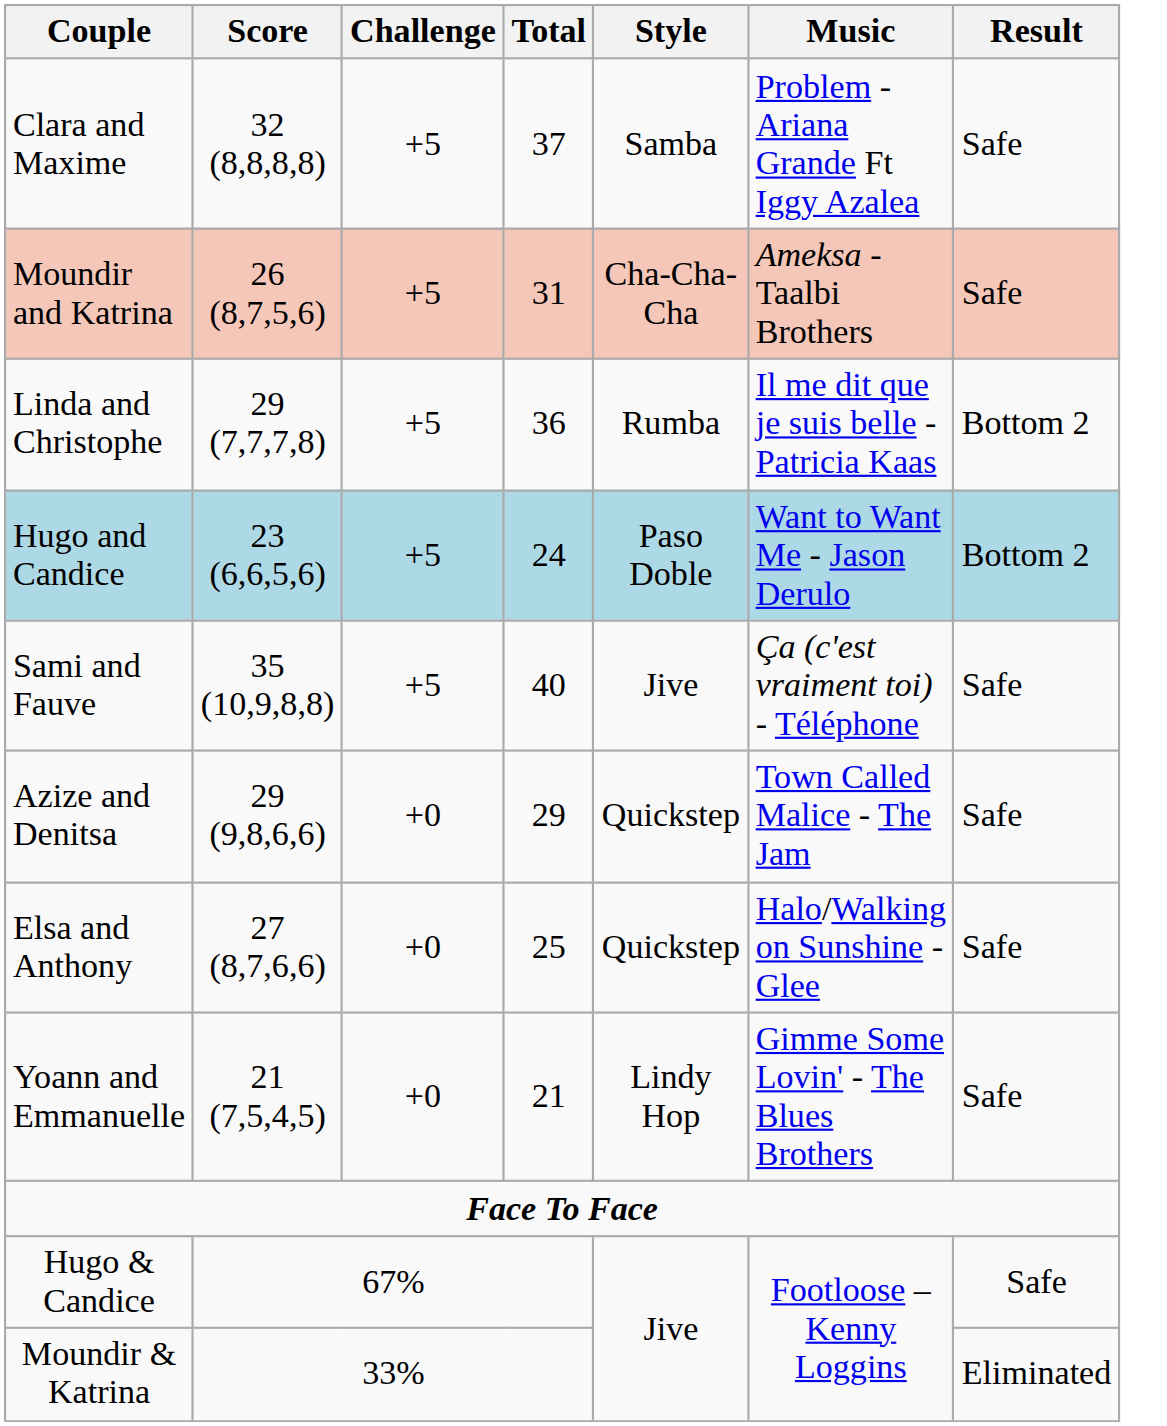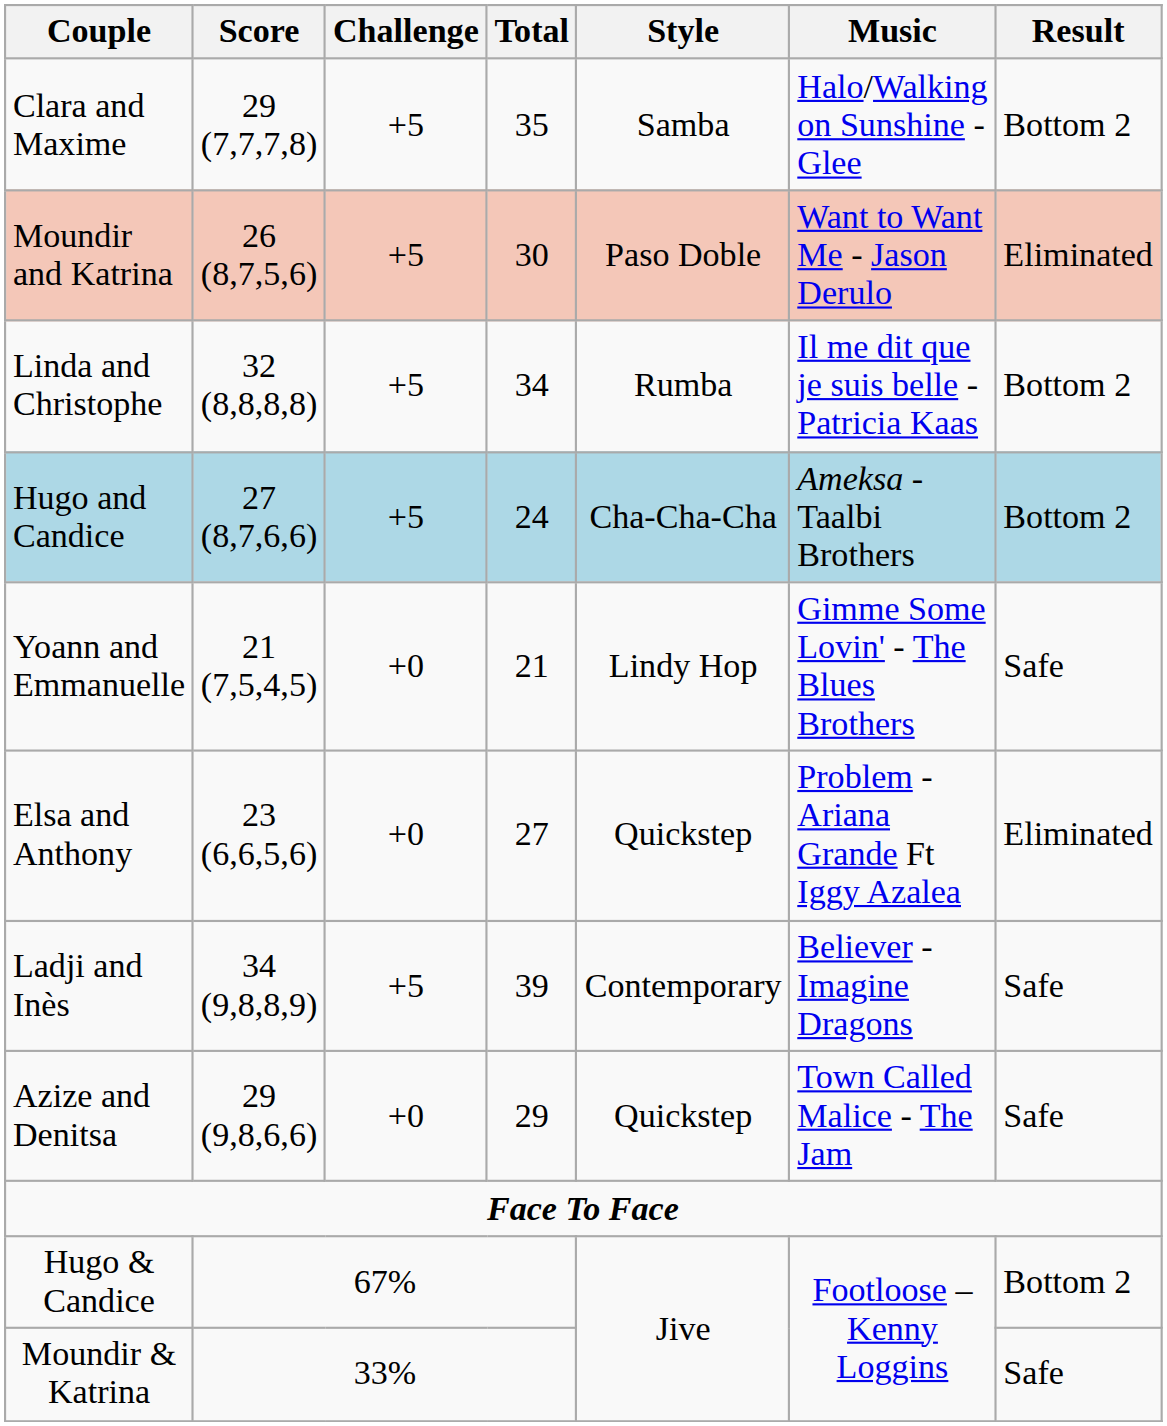(268, 143) 32 (8,8,8,8) -> (259, 123) 29 (7,7,7,8)
(549, 143) 37 -> (532, 123) 35
(838, 143) Problem - Ariana Grande Ft Iggy Azalea -> (892, 123) Halo/Walking on Sunshine - Glee
(992, 143) Safe -> (1067, 123) Bottom 2
(549, 292) 31 -> (532, 254) 30
(671, 292) Cha-Cha-Cha -> (683, 254) Paso Doble
(819, 292) Ameksa - Taalbi Brothers -> (890, 254) Want to Want Me - Jason Derulo
(992, 292) Safe -> (1078, 254) Eliminated
(268, 423) 29 (7,7,7,8) -> (259, 385) 32 (8,8,8,8)
(549, 423) 36 -> (532, 385) 34
(268, 554) 23 (6,6,5,6) -> (259, 516) 27 (8,7,6,6)
(671, 554) Paso Doble -> (683, 516) Cha-Cha-Cha
(848, 554) Want to Want Me - Jason Derulo -> (860, 516) Ameksa - Taalbi Brothers
- row: (77, 685)
rows swapped: (82, 815) <-> (99, 1096)
(268, 946) 27 (8,7,6,6) -> (259, 835) 23 (6,6,5,6)
(549, 946) 25 -> (532, 835) 27
(851, 946) Halo/Walking on Sunshine - Glee -> (879, 835) Problem - Ariana Grande Ft Iggy Azalea
(992, 946) Safe -> (1078, 835) Eliminated
+ row: (78, 984)
(1036, 1281) Safe -> (1067, 1281) Bottom 2
(1037, 1373) Eliminated -> (1034, 1373) Safe
